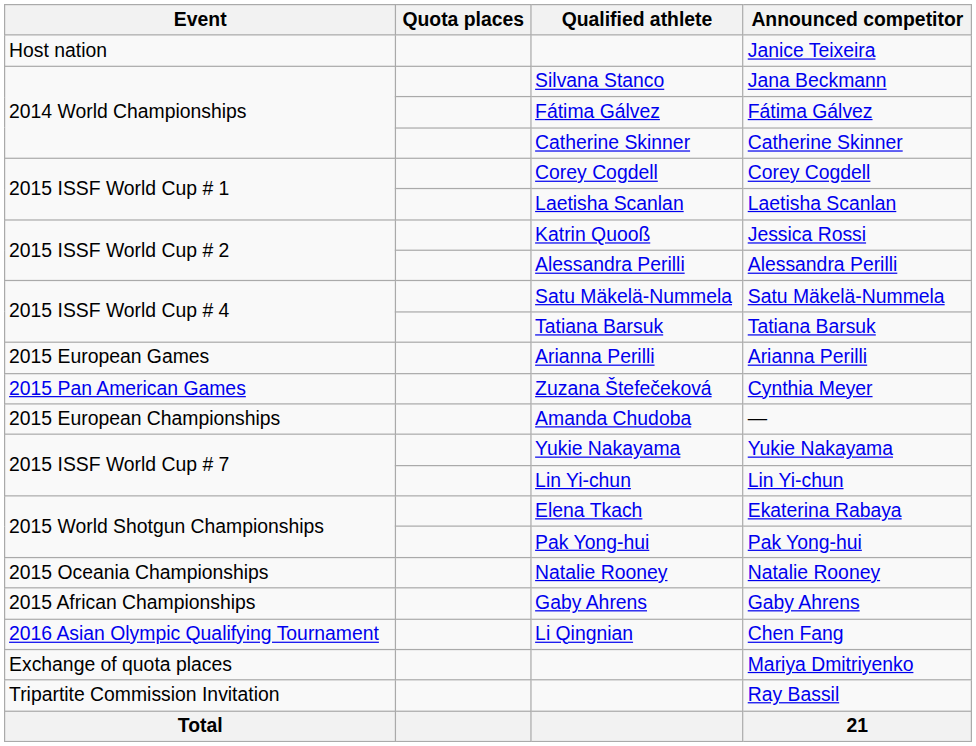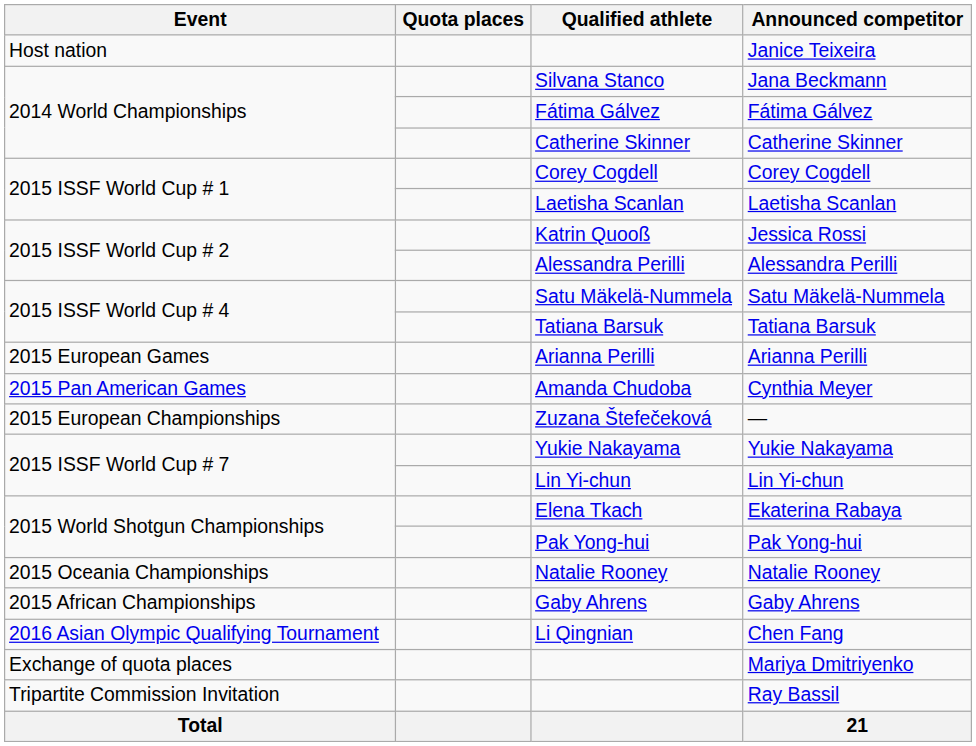(623, 388) Zuzana Štefečeková -> (613, 388) Amanda Chudoba
(613, 419) Amanda Chudoba -> (623, 419) Zuzana Štefečeková
